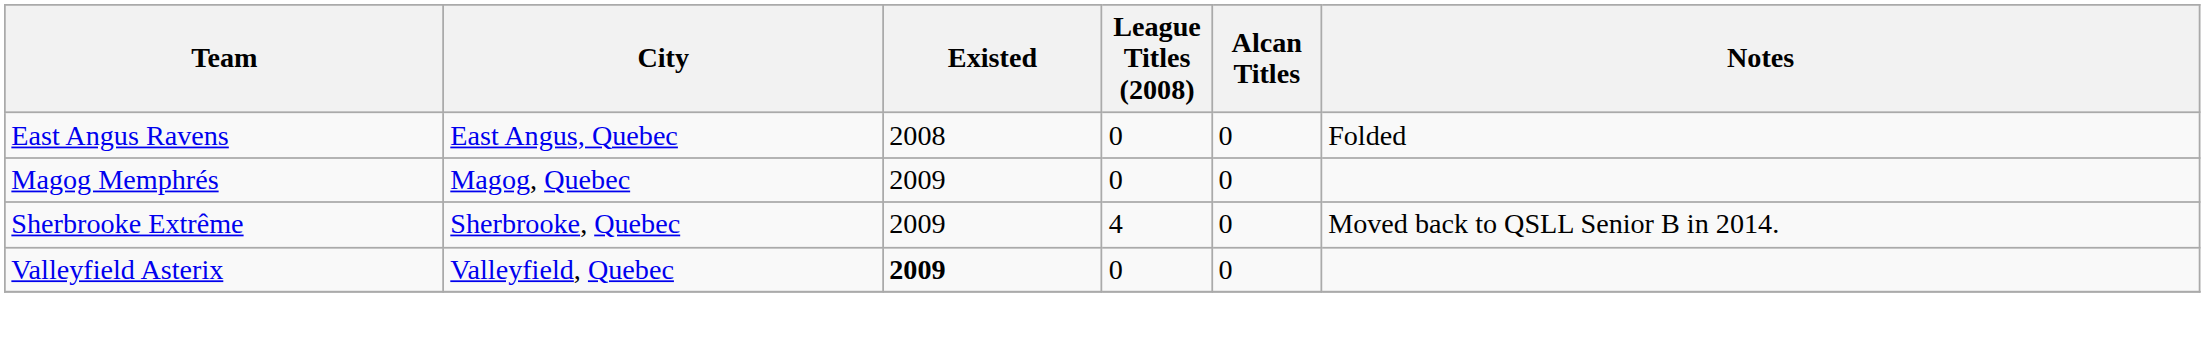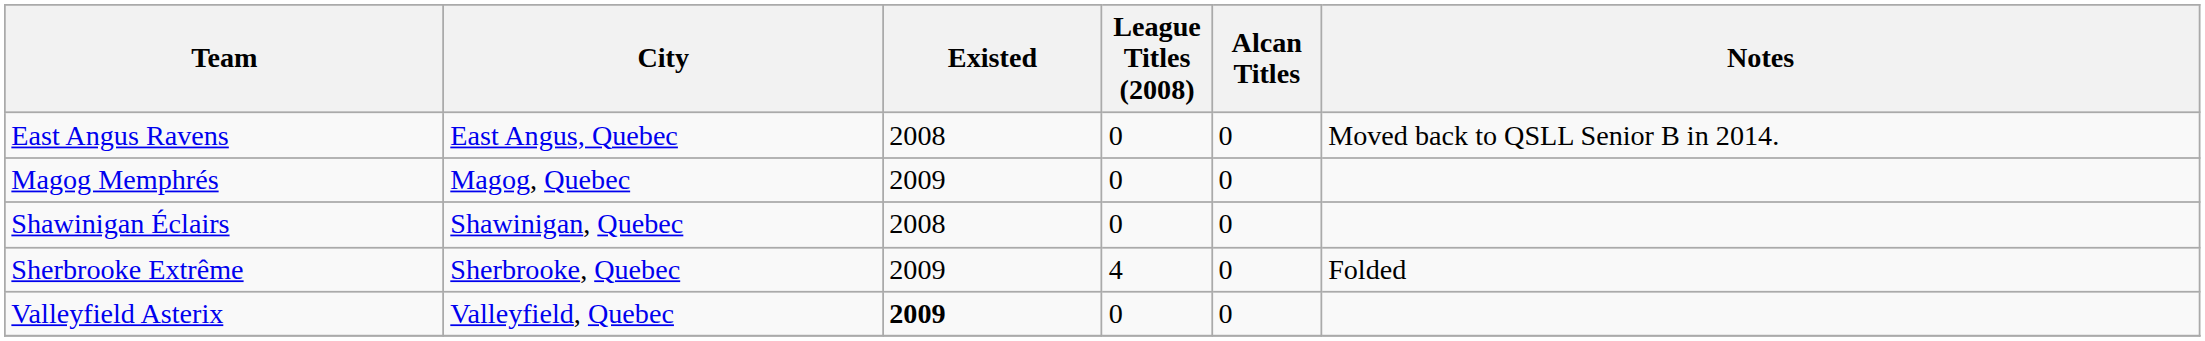(1367, 134) Folded -> (1554, 134) Moved back to QSLL Senior B in 2014.
+ row: (120, 224)
(1554, 224) Moved back to QSLL Senior B in 2014. -> (1367, 268) Folded
